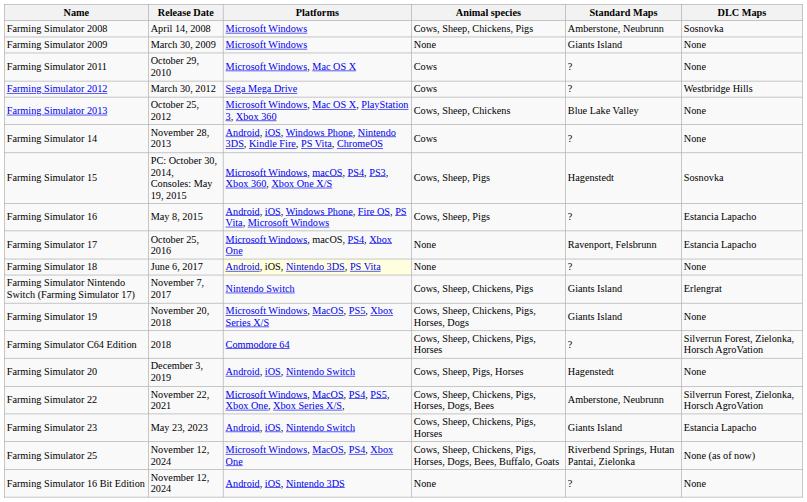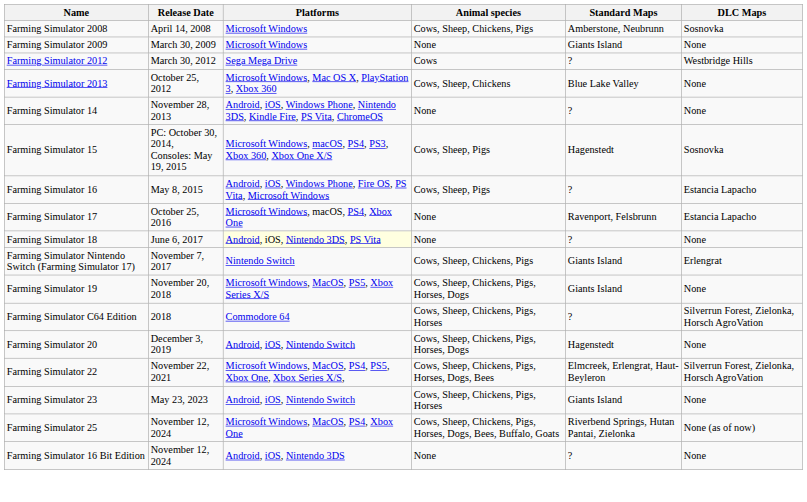- row: (57, 67)
(425, 138) Cows -> (425, 111) None
(469, 372) Cows, Sheep, Pigs, Horses -> (475, 344) Cows, Sheep, Chickens, Pigs, Horses, Dogs
(616, 400) Amberstone, Neubrunn -> (623, 372) Elmcreek, Erlengrat, Haut-Beyleron
(720, 427) Estancia Lapacho -> (695, 400) None
